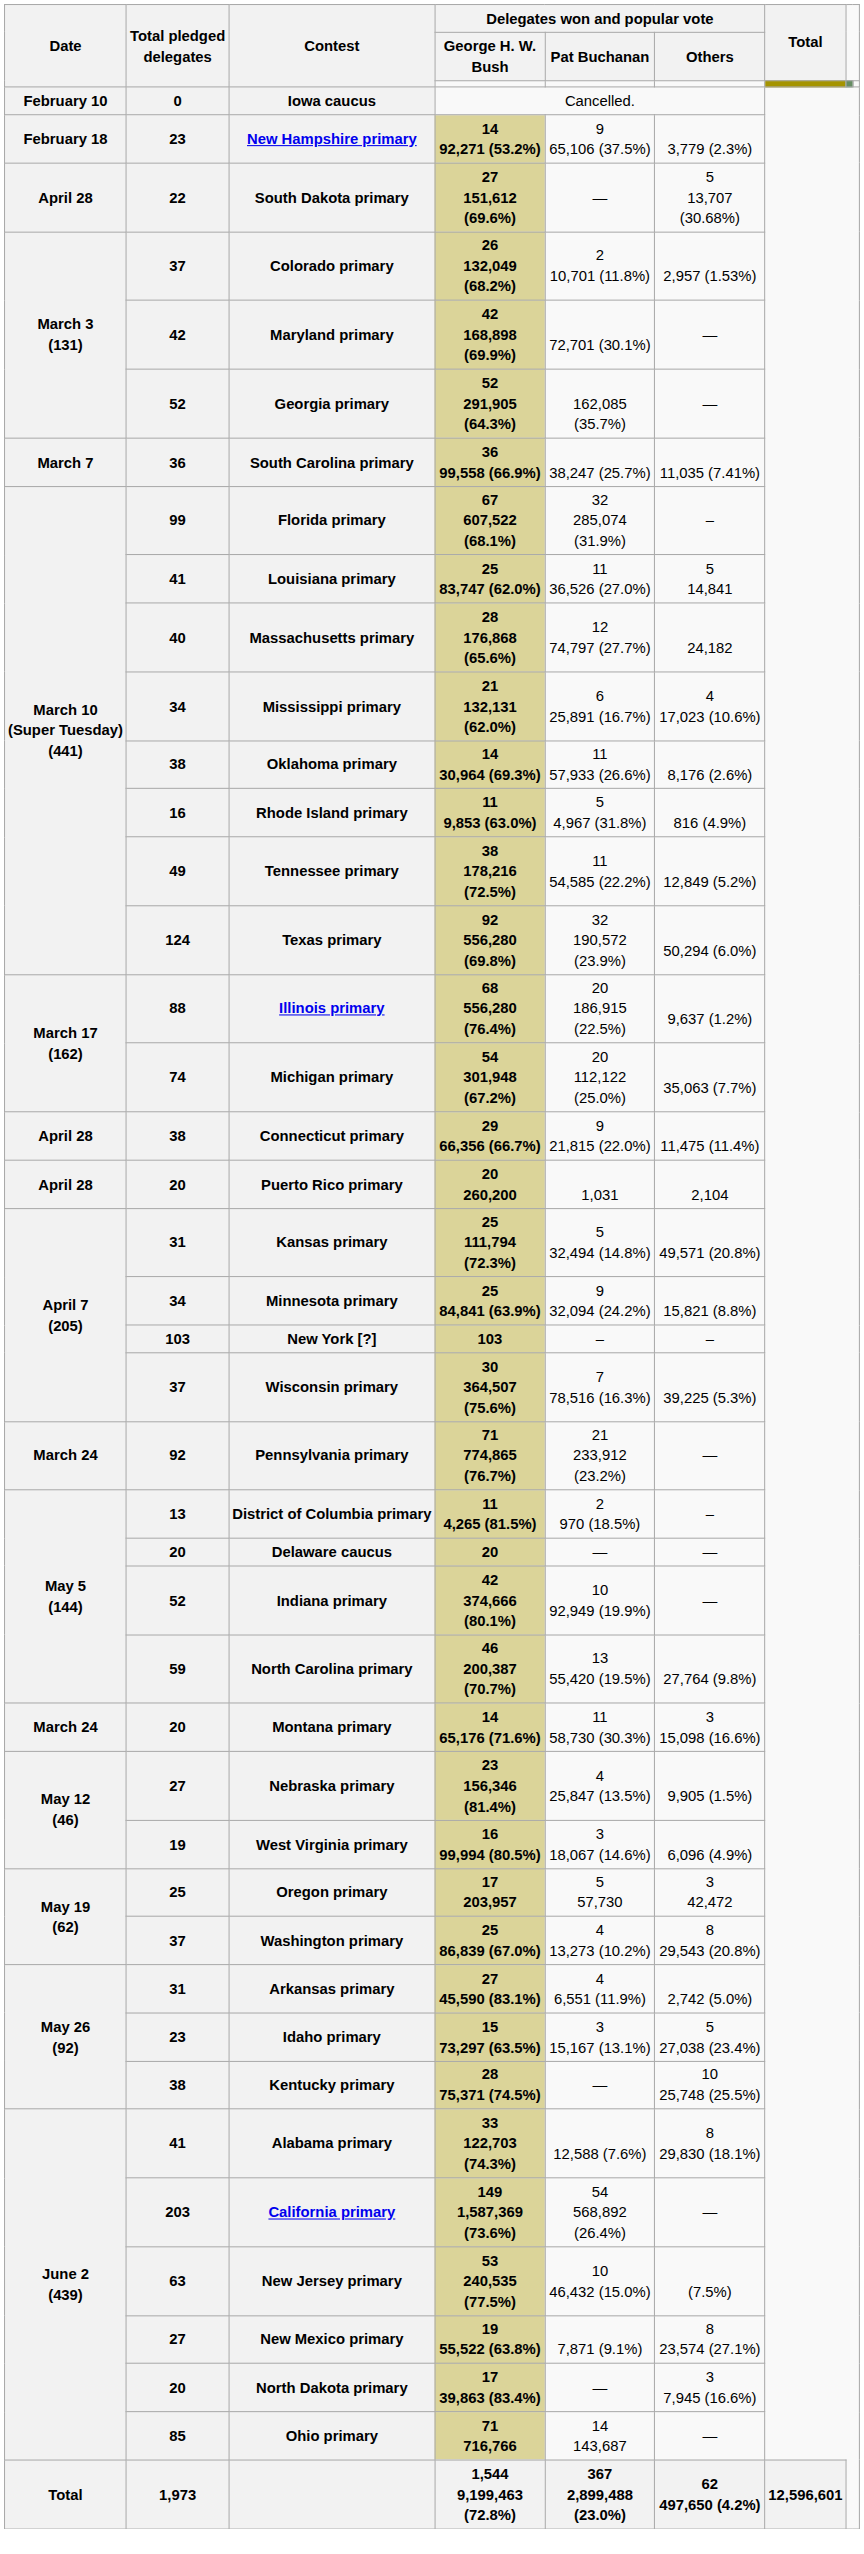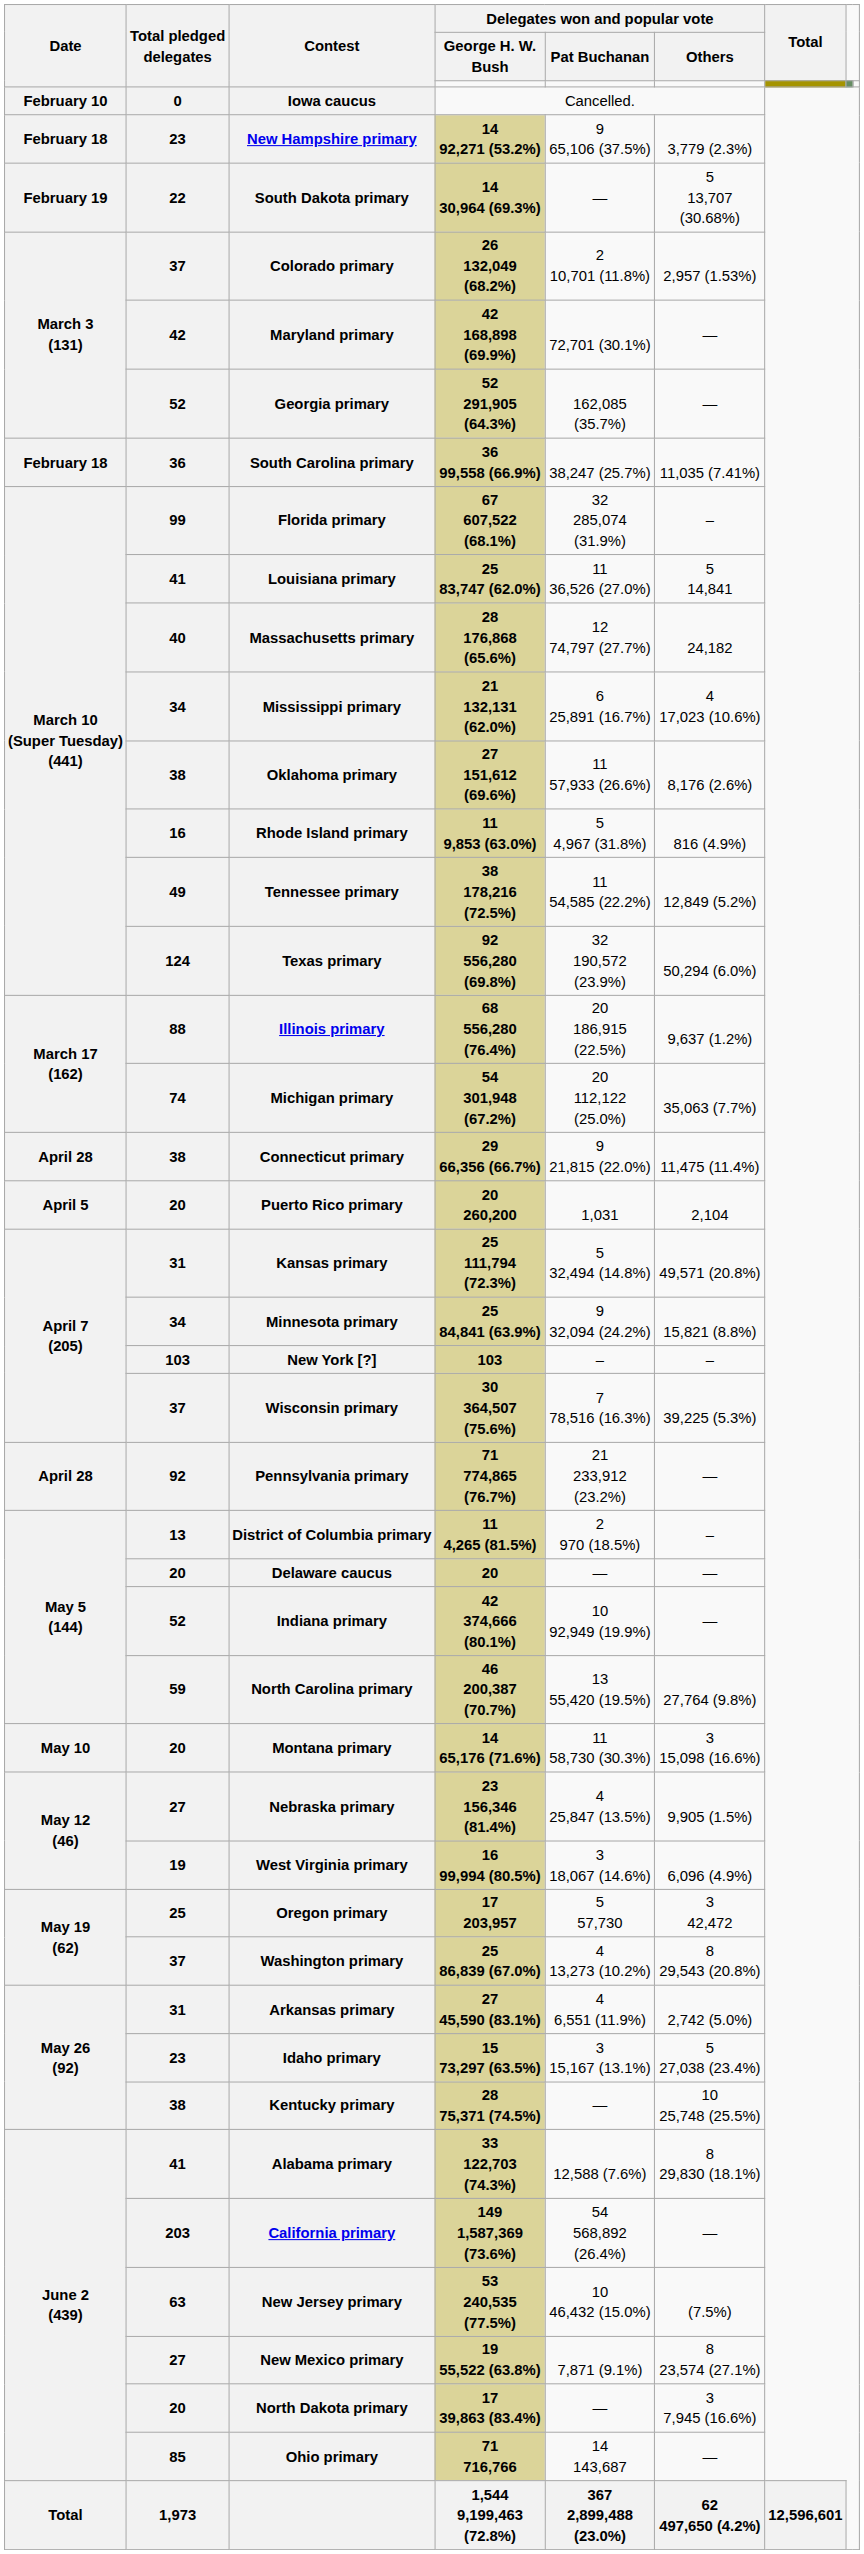(66, 198) April 28 -> (66, 198) February 19
(490, 198) 27 151,612 (69.6%) -> (490, 198) 14 30,964 (69.3%)
(66, 462) March 7 -> (66, 462) February 18
(490, 765) 14 30,964 (69.3%) -> (490, 775) 27 151,612 (69.6%)
(66, 1184) April 28 -> (66, 1205) April 5
(66, 1456) March 24 -> (66, 1477) April 28
(66, 1728) March 24 -> (66, 1748) May 10
